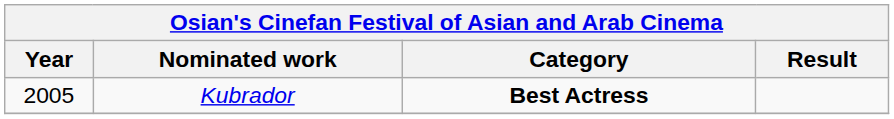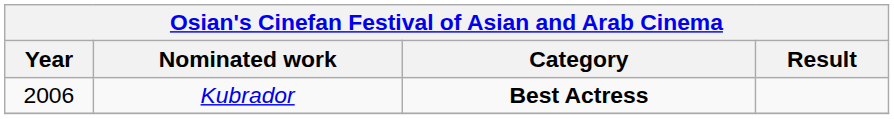(49, 95) 2005 -> (49, 95) 2006
